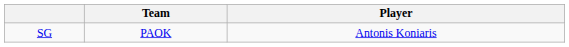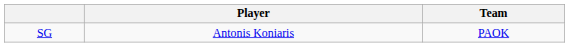columns swapped: (396, 13) <-> (156, 13)
